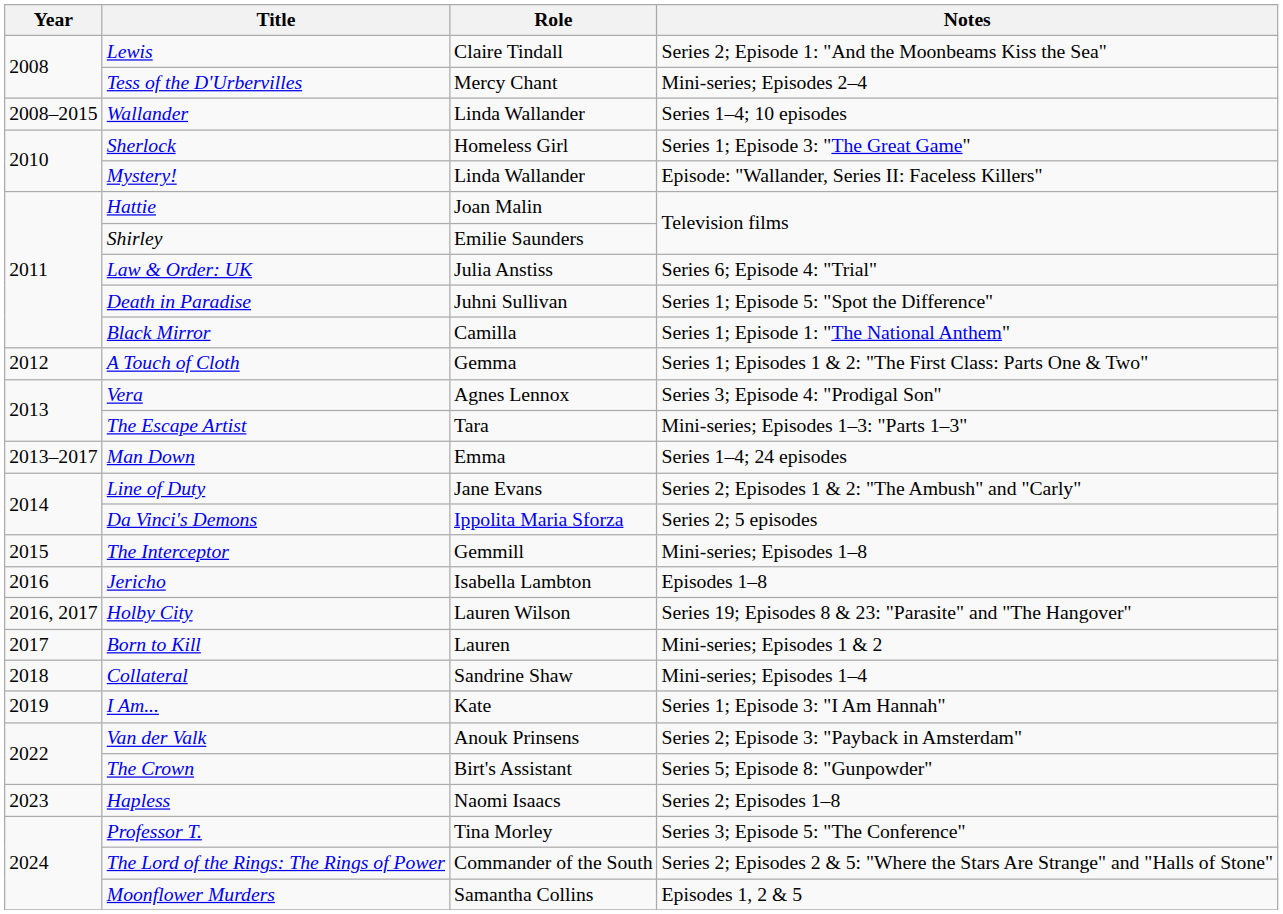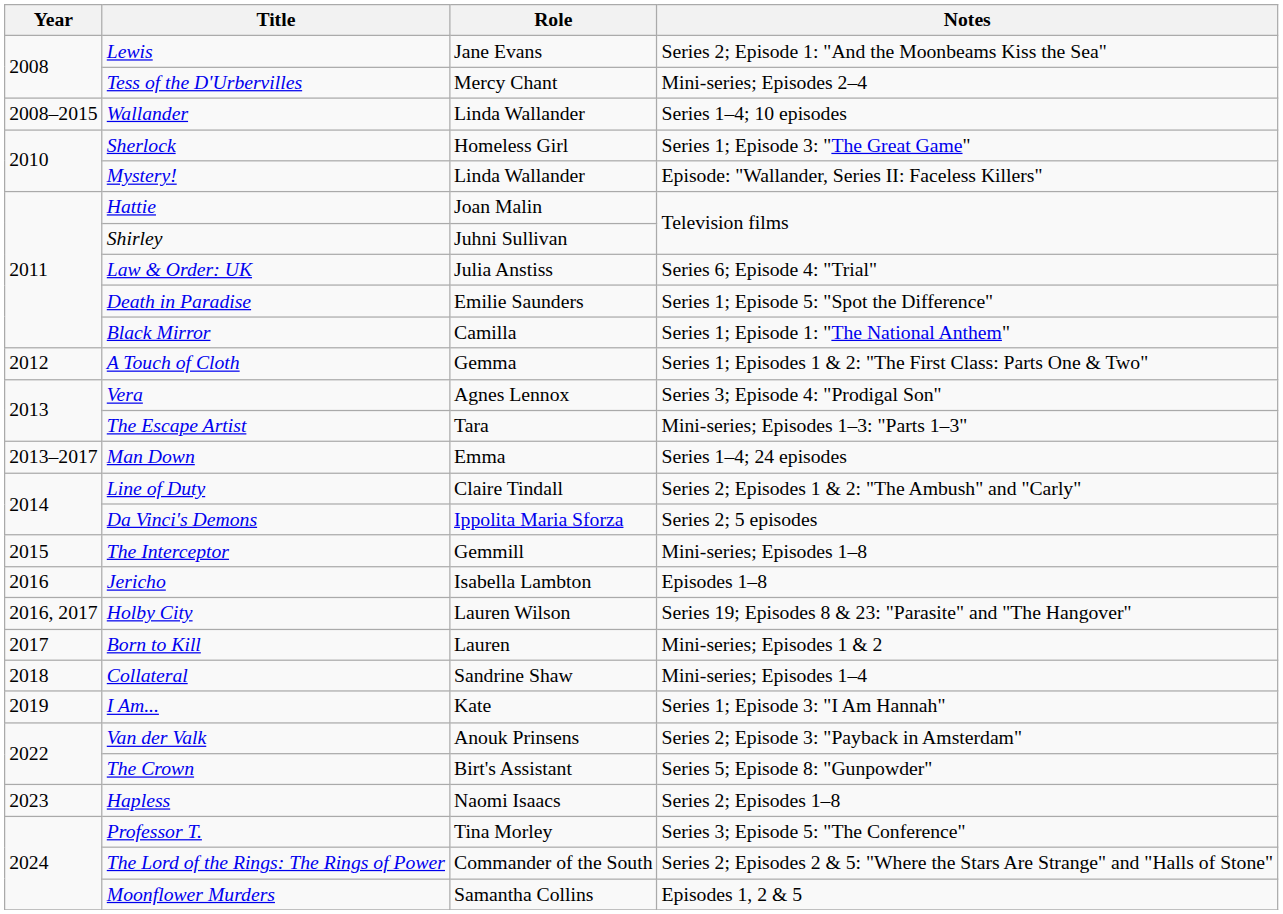(508, 51) Claire Tindall -> (498, 51) Jane Evans
(519, 238) Emilie Saunders -> (511, 238) Juhni Sullivan
(511, 301) Juhni Sullivan -> (519, 301) Emilie Saunders
(498, 488) Jane Evans -> (508, 488) Claire Tindall
